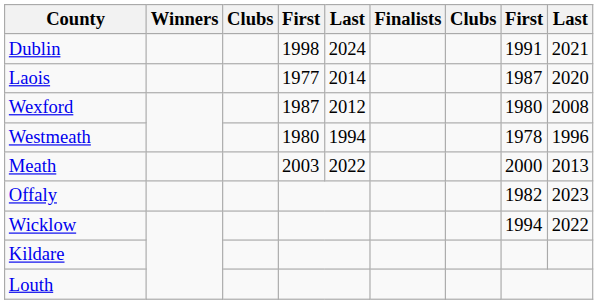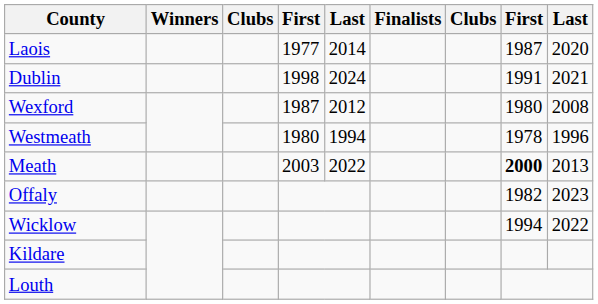rows swapped: (35, 48) <-> (29, 78)
(524, 166) normal -> (524, 166) bold
